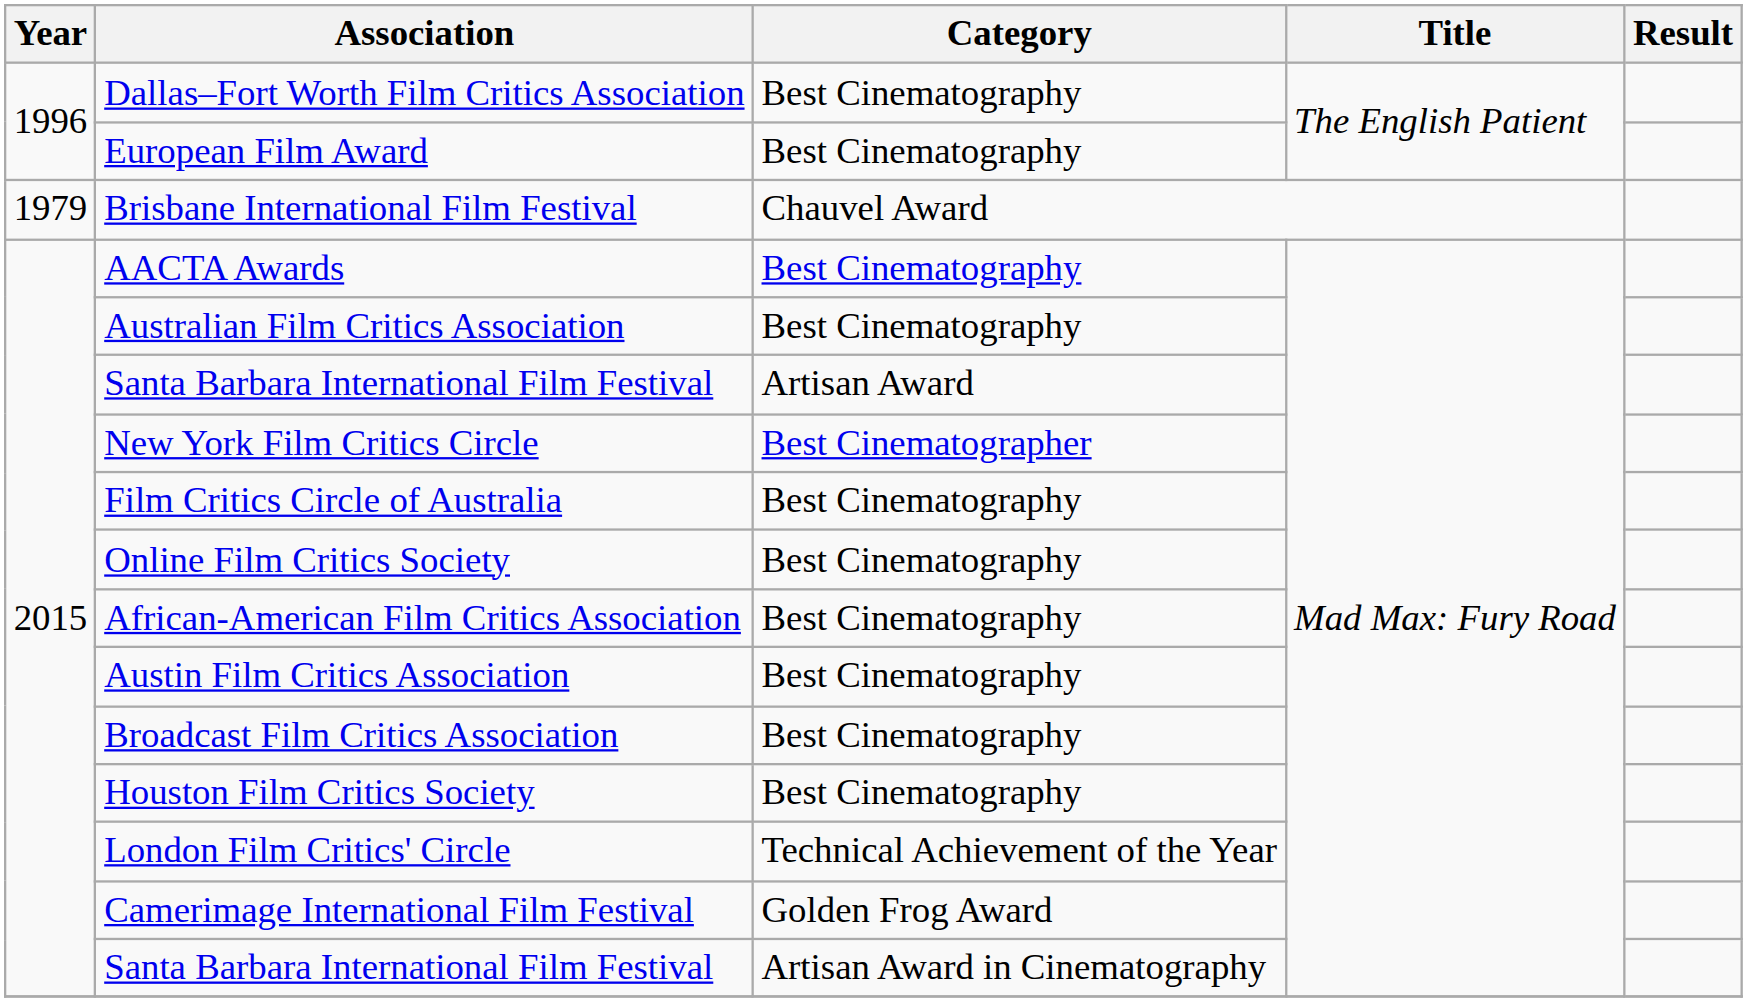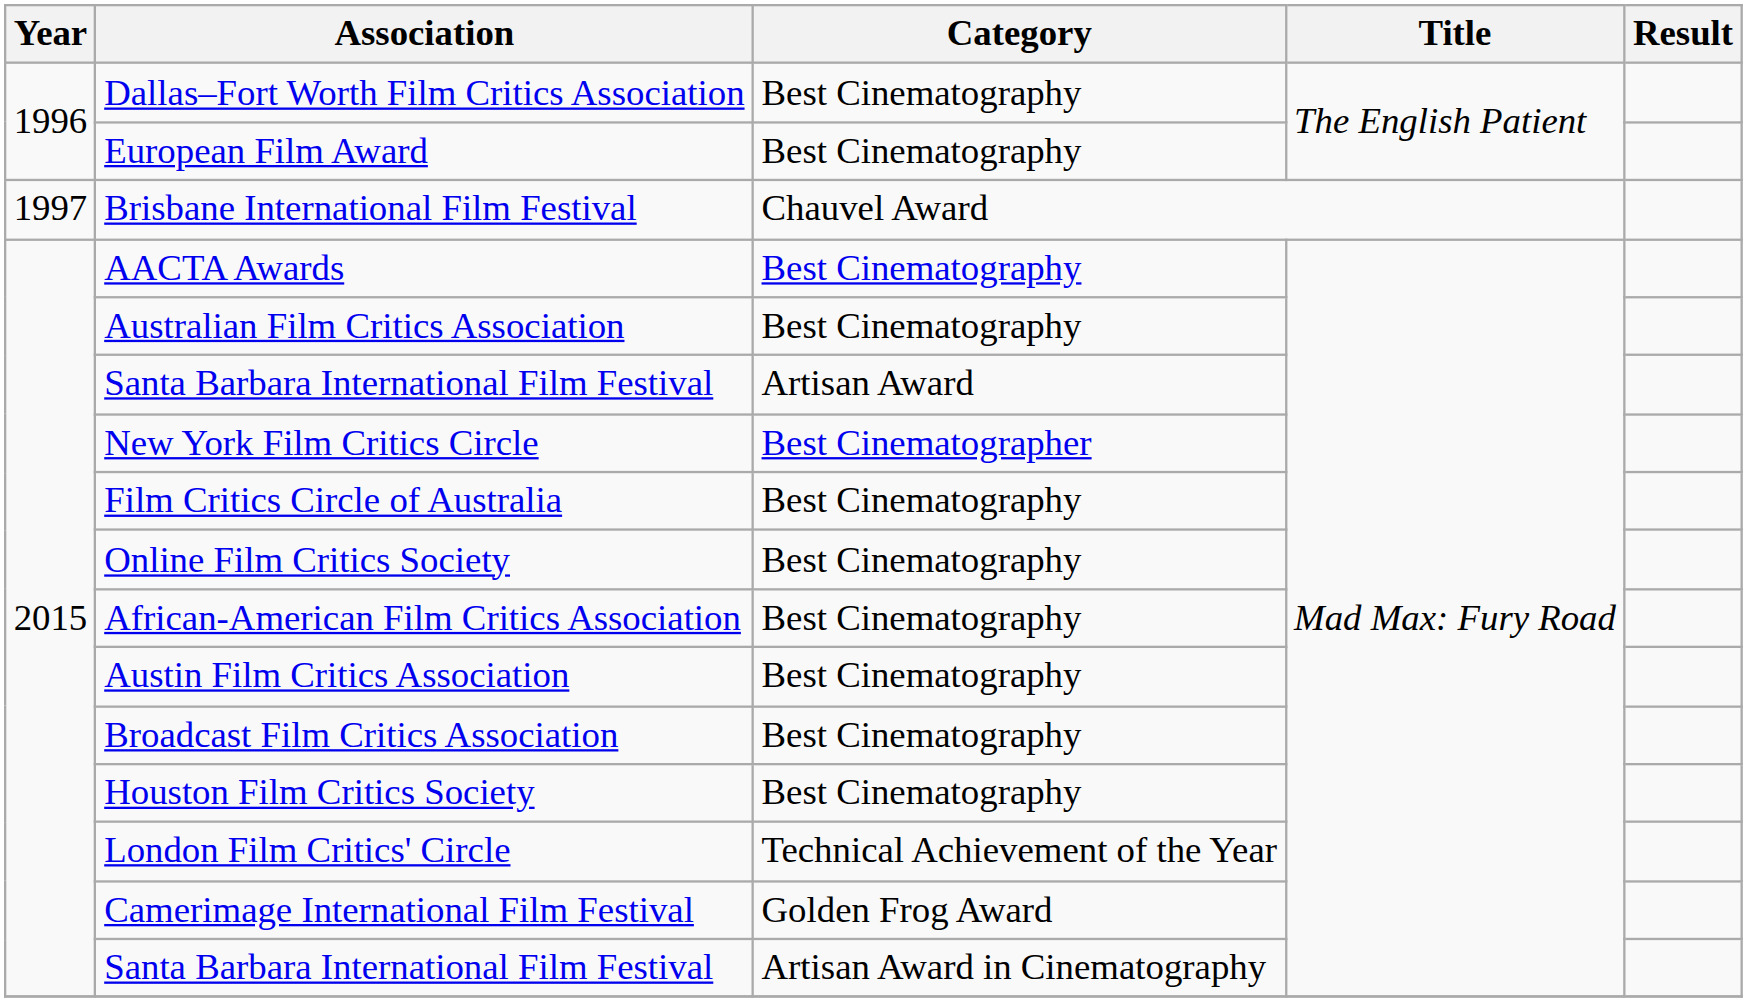(50, 208) 1979 -> (50, 208) 1997
